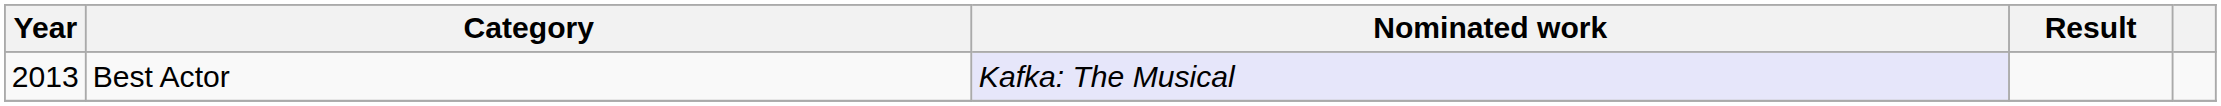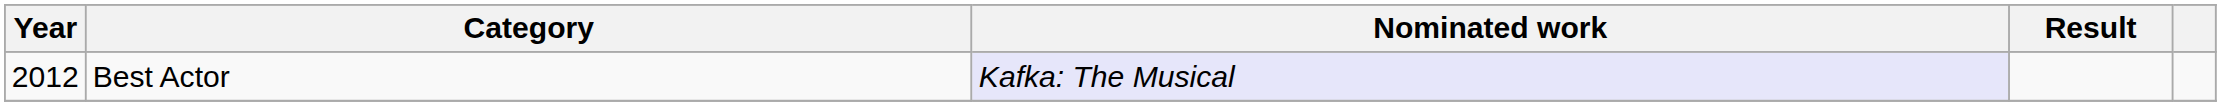(45, 76) 2013 -> (45, 76) 2012
